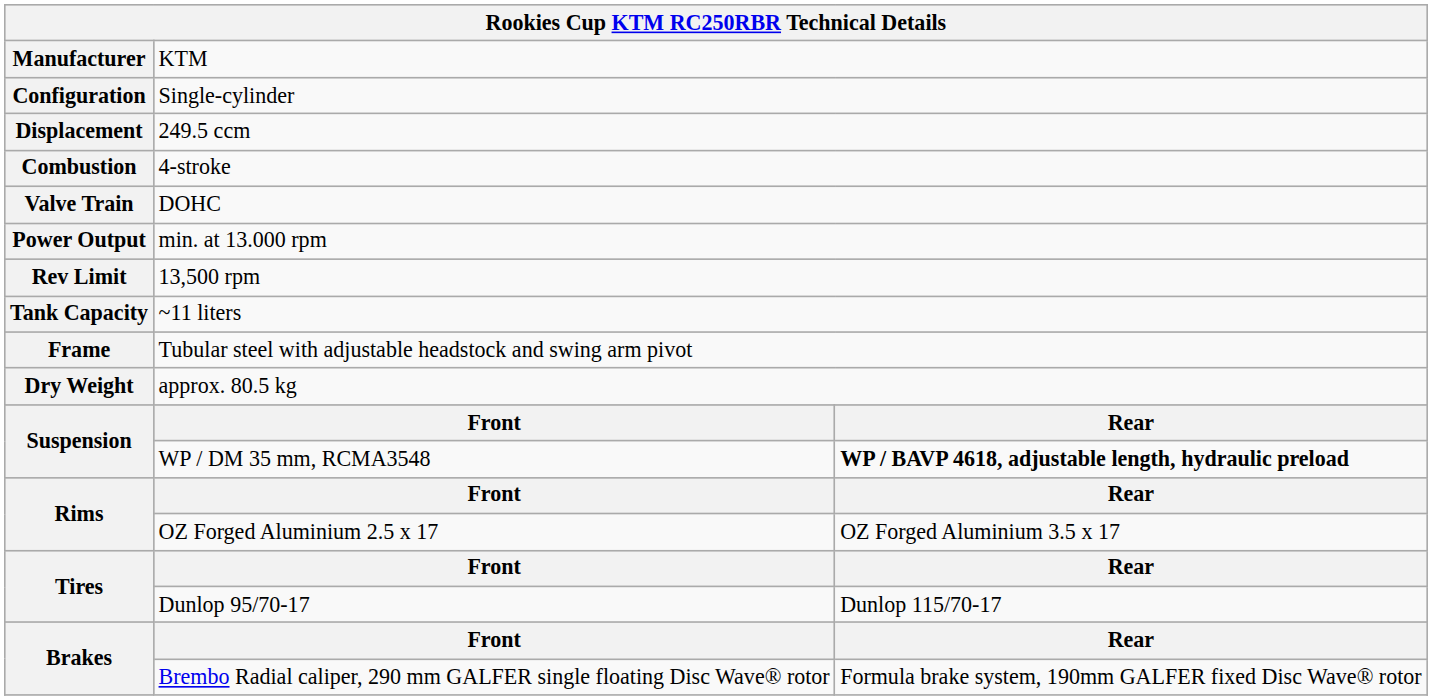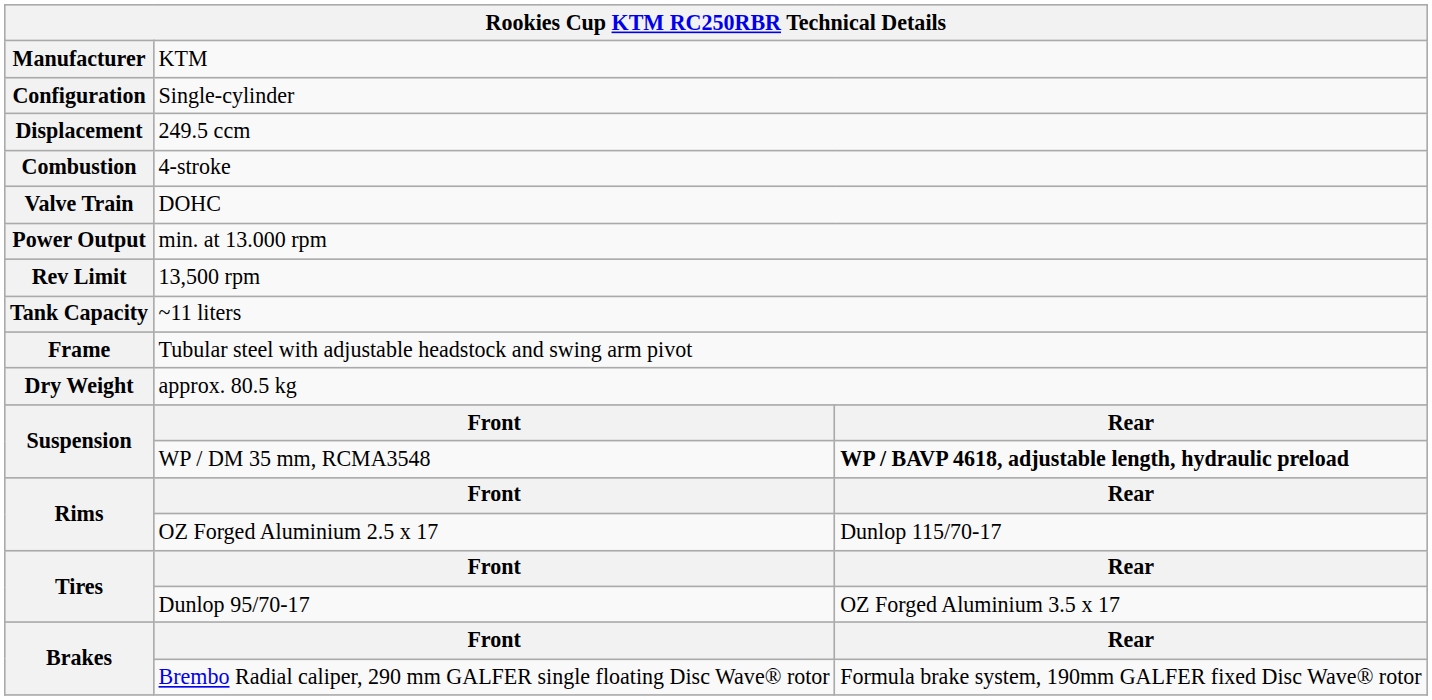(980, 531) OZ Forged Aluminium 3.5 x 17 -> (921, 531) Dunlop 115/70-17
(921, 603) Dunlop 115/70-17 -> (980, 603) OZ Forged Aluminium 3.5 x 17
